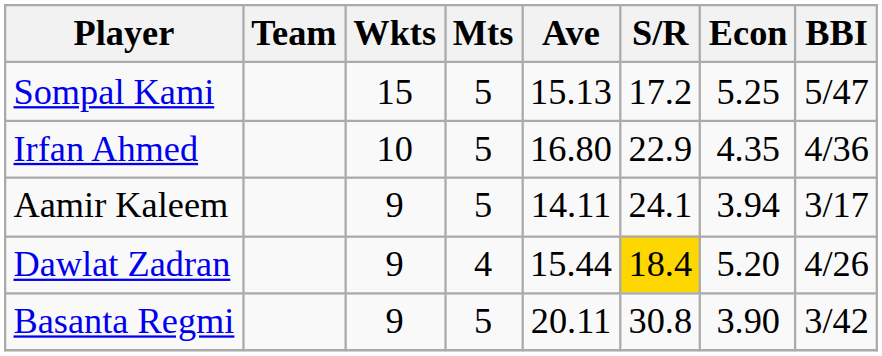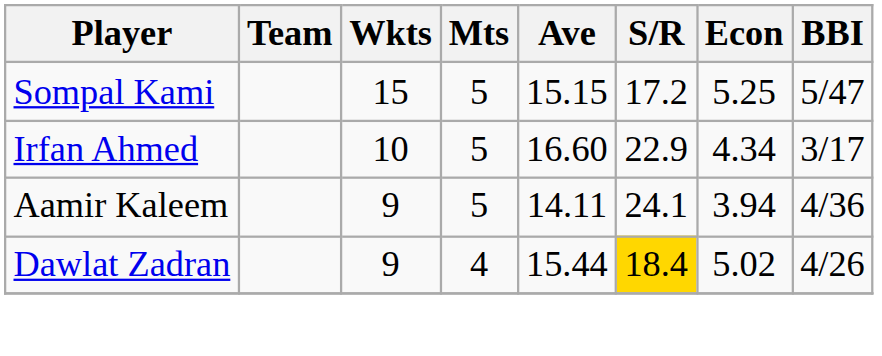(571, 90) 15.13 -> (567, 90) 15.15
(571, 148) 16.80 -> (567, 148) 16.60
(748, 148) 4.35 -> (744, 148) 4.34
(837, 148) 4/36 -> (832, 148) 3/17
(837, 206) 3/17 -> (832, 206) 4/36
(748, 263) 5.20 -> (744, 263) 5.02
- row: (124, 321)
